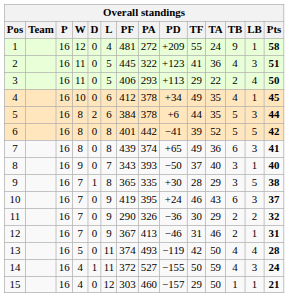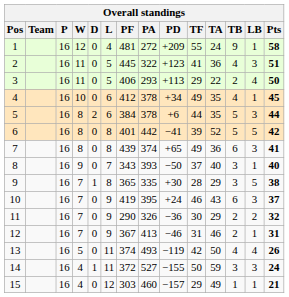(274, 250) 28 -> (274, 250) 26
(235, 267) 4 -> (235, 267) 3
(216, 284) 50 -> (216, 284) 49
